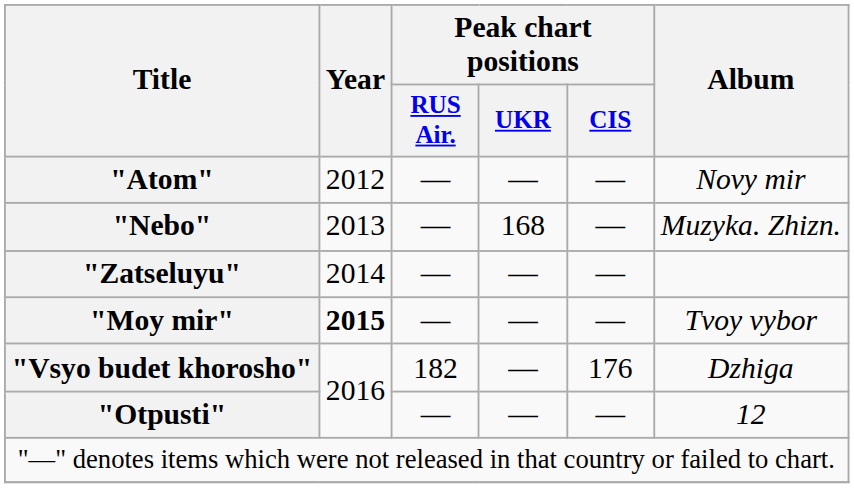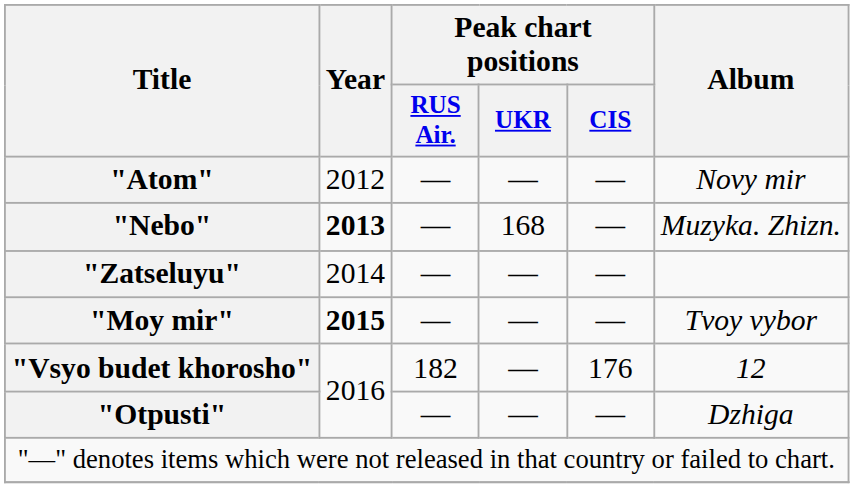(355, 226) normal -> (355, 226) bold
(751, 367) Dzhiga -> (751, 367) 12
(751, 414) 12 -> (751, 414) Dzhiga
